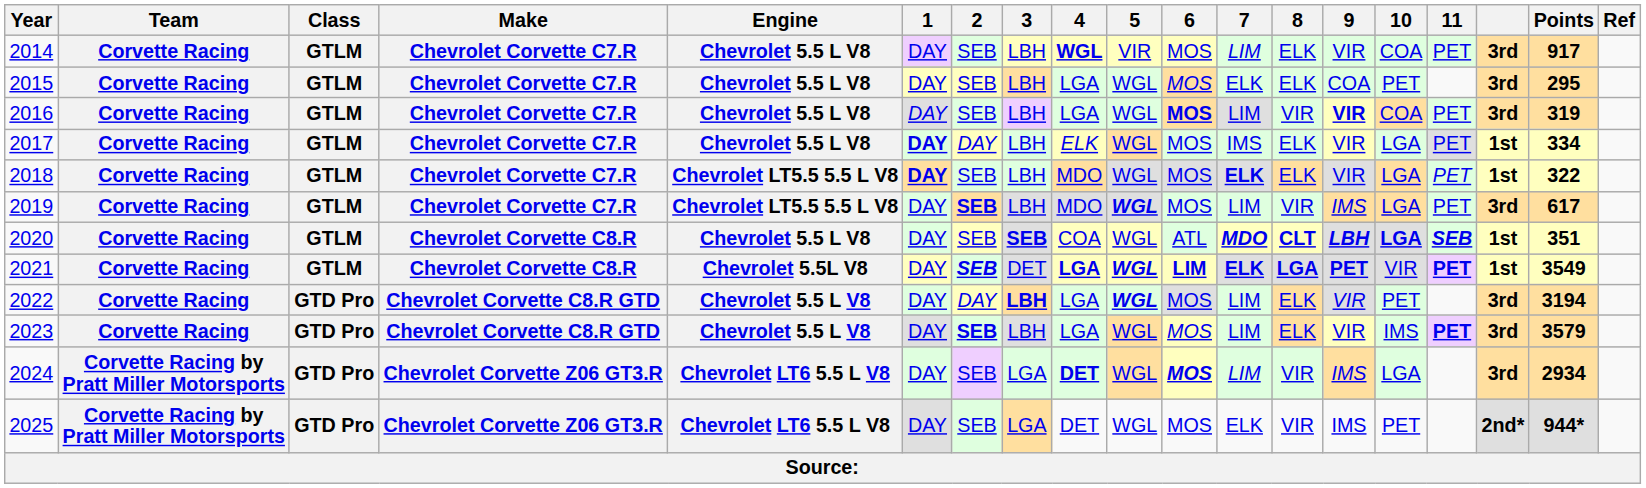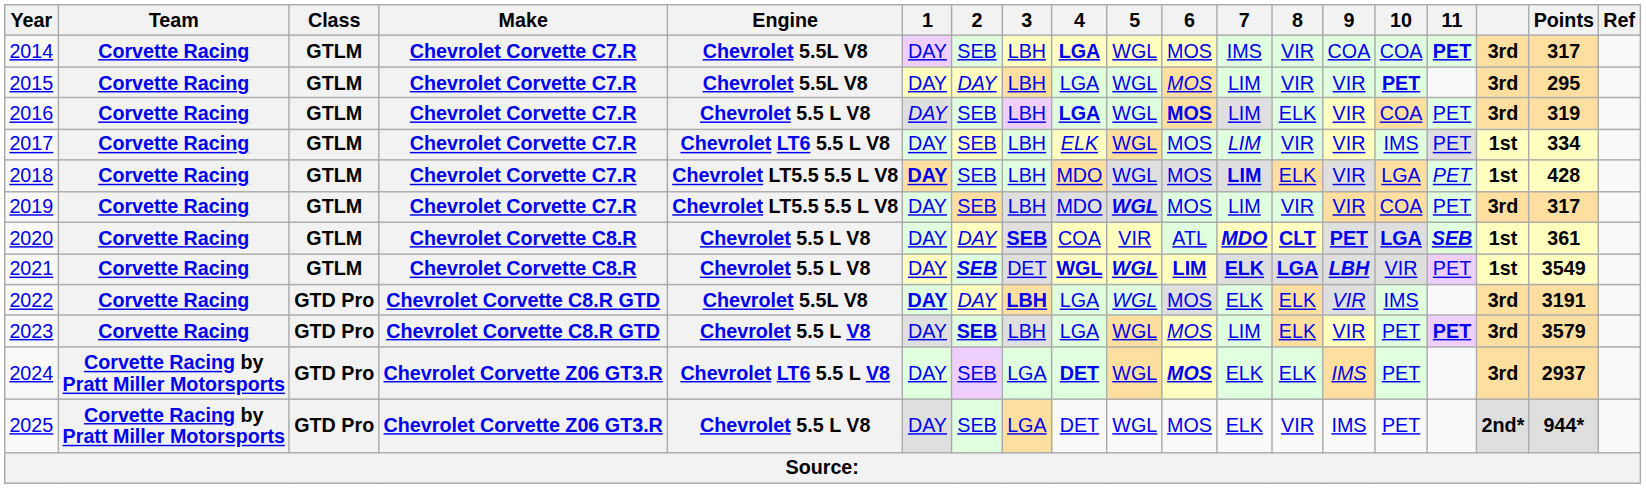(785, 51) Chevrolet 5.5 L V8 -> (785, 51) Chevrolet 5.5L V8
(1079, 51) WGL -> (1079, 51) LGA
(1135, 51) VIR -> (1135, 51) WGL
(1244, 51) LIM -> (1244, 51) IMS
(1297, 51) ELK -> (1297, 51) VIR
(1349, 51) VIR -> (1349, 51) COA
(1452, 51) normal -> (1452, 51) bold
(1564, 51) 917 -> (1564, 51) 317
(785, 82) Chevrolet 5.5 L V8 -> (785, 82) Chevrolet 5.5L V8
(977, 82) SEB -> (977, 82) DAY
(1244, 82) ELK -> (1244, 82) LIM
(1297, 82) ELK -> (1297, 82) VIR
(1349, 82) COA -> (1349, 82) VIR
(1401, 82) normal -> (1401, 82) bold
(1079, 113) normal -> (1079, 113) bold
(1297, 113) VIR -> (1297, 113) ELK
(1349, 113) bold -> (1349, 113) normal
(785, 144) Chevrolet 5.5 L V8 -> (785, 144) Chevrolet LT6 5.5 L V8
(927, 144) bold -> (927, 144) normal
(977, 144) DAY -> (977, 144) SEB
(1244, 144) IMS -> (1244, 144) LIM
(1297, 144) ELK -> (1297, 144) VIR
(1401, 144) LGA -> (1401, 144) IMS
(1244, 175) ELK -> (1244, 175) LIM
(1564, 175) 322 -> (1564, 175) 428
(977, 206) bold -> (977, 206) normal
(1349, 206) IMS -> (1349, 206) VIR
(1401, 206) LGA -> (1401, 206) COA
(1564, 206) 617 -> (1564, 206) 317
(977, 237) SEB -> (977, 237) DAY
(1135, 237) WGL -> (1135, 237) VIR
(1349, 237) LBH -> (1349, 237) PET
(1564, 237) 351 -> (1564, 237) 361
(785, 269) Chevrolet 5.5L V8 -> (785, 269) Chevrolet 5.5 L V8
(1079, 269) LGA -> (1079, 269) WGL
(1349, 269) PET -> (1349, 269) LBH
(1452, 269) bold -> (1452, 269) normal
(785, 300) Chevrolet 5.5 L V8 -> (785, 300) Chevrolet 5.5L V8
(927, 300) normal -> (927, 300) bold
(1135, 300) bold -> (1135, 300) normal
(1244, 300) LIM -> (1244, 300) ELK
(1401, 300) PET -> (1401, 300) IMS
(1564, 300) 3194 -> (1564, 300) 3191
(1401, 331) IMS -> (1401, 331) PET
(1244, 373) LIM -> (1244, 373) ELK
(1297, 373) VIR -> (1297, 373) ELK
(1401, 373) LGA -> (1401, 373) PET
(1564, 373) 2934 -> (1564, 373) 2937
(785, 425) Chevrolet LT6 5.5 L V8 -> (785, 425) Chevrolet 5.5 L V8
